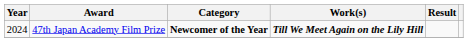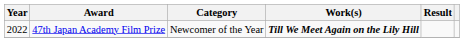(17, 29) 2024 -> (17, 29) 2022
(219, 29) bold -> (217, 29) normal
